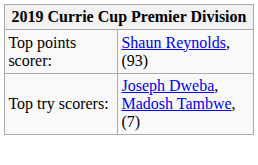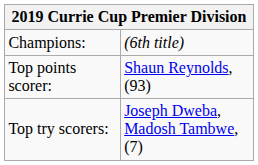+ row: (47, 42)
